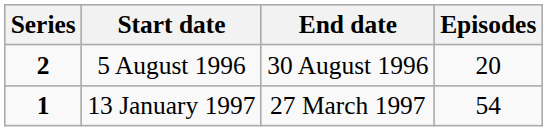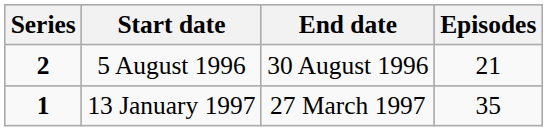(488, 65) 20 -> (488, 65) 21
(488, 105) 54 -> (488, 105) 35
